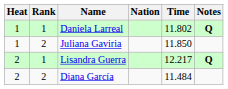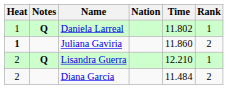columns swapped: (44, 12) <-> (209, 12)
(17, 44) normal -> (17, 44) bold
(178, 44) 11.850 -> (179, 44) 11.860
(178, 60) 12.217 -> (179, 60) 12.210
